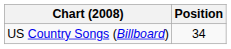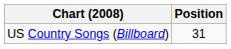(199, 33) 34 -> (199, 33) 31
